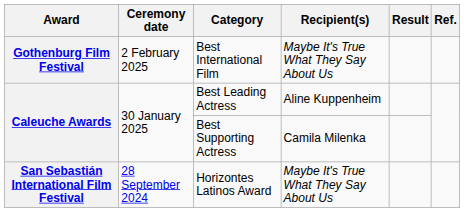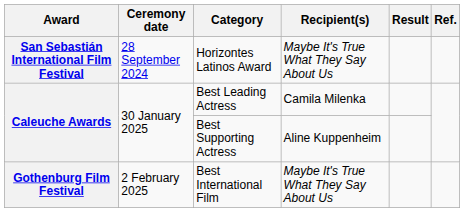rows swapped: (234, 184) <-> (229, 60)
(332, 99) Aline Kuppenheim -> (325, 99) Camila Milenka
(325, 138) Camila Milenka -> (332, 138) Aline Kuppenheim
